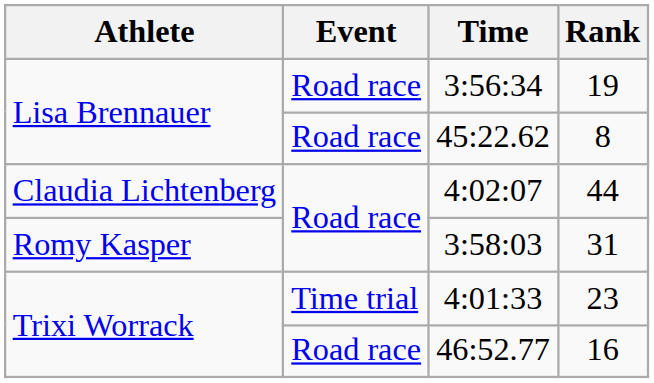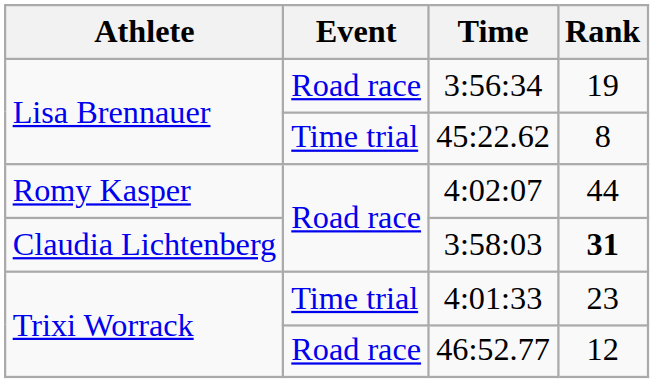(356, 137) Road race -> (355, 137) Time trial
(144, 191) Claudia Lichtenberg -> (102, 191) Romy Kasper
(102, 244) Romy Kasper -> (144, 244) Claudia Lichtenberg
(603, 244) normal -> (603, 244) bold
(603, 350) 16 -> (603, 350) 12
